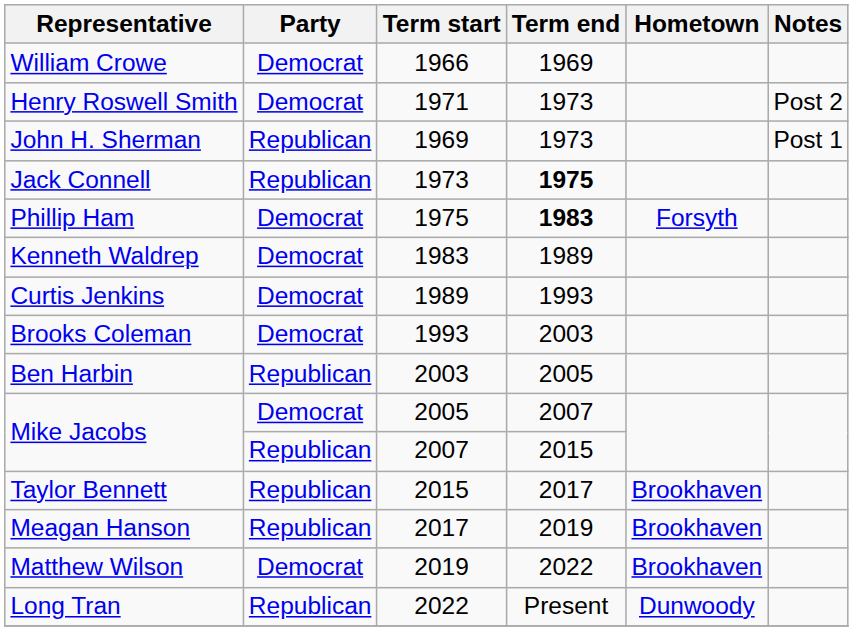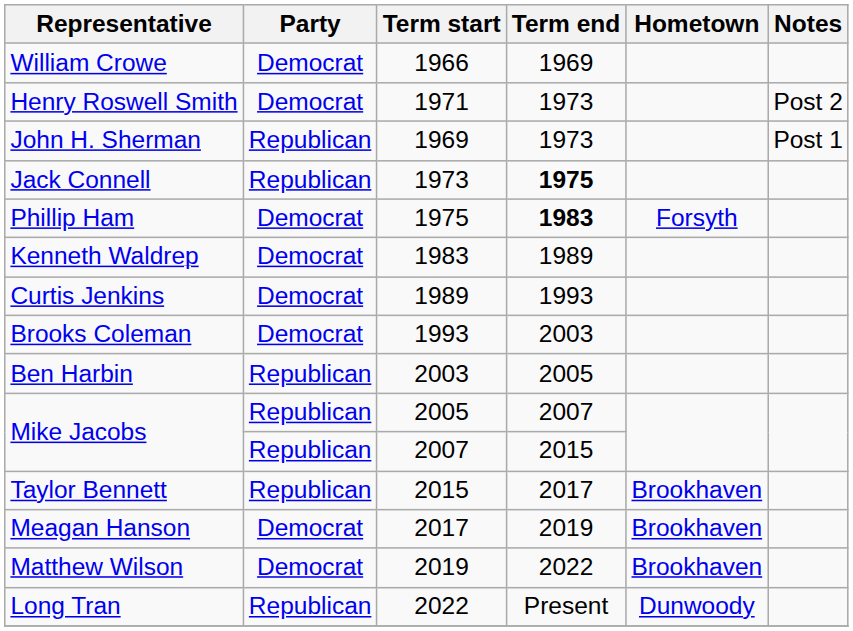(310, 412) Democrat -> (310, 412) Republican
(310, 528) Republican -> (310, 528) Democrat
